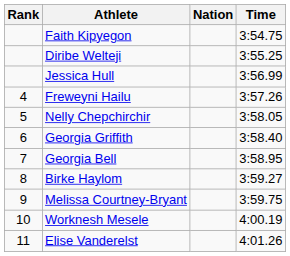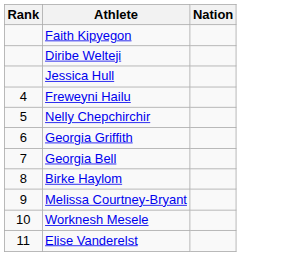- column: (261, 14)
